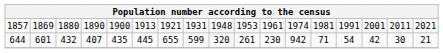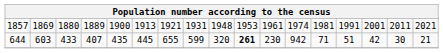(94, 26) 1890 -> (94, 26) 1889
(43, 40) 601 -> (43, 40) 603
(69, 40) 432 -> (69, 40) 433
(247, 40) normal -> (247, 40) bold
(349, 40) 54 -> (349, 40) 51
